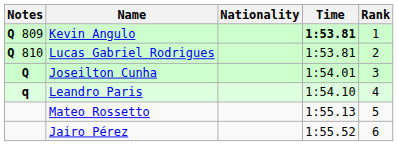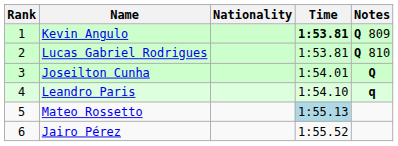columns swapped: (376, 14) <-> (25, 14)
(330, 112) no background -> (323, 112) lightblue background
